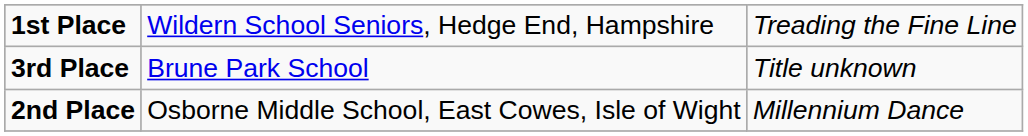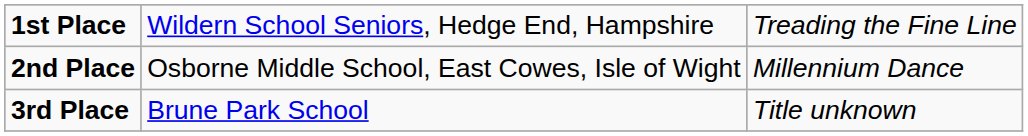rows swapped: (73, 109) <-> (70, 67)
